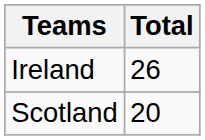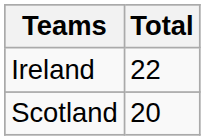(145, 69) 26 -> (145, 69) 22
